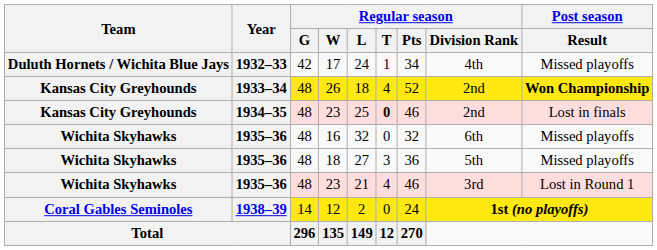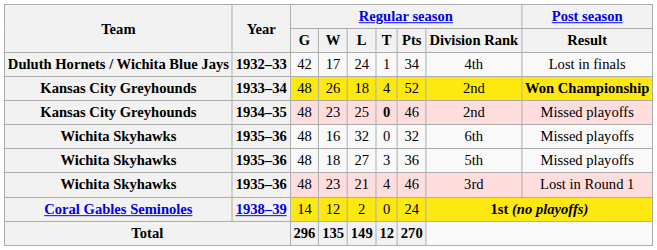(587, 64) Missed playoffs -> (587, 64) Lost in finals
(587, 112) Lost in finals -> (587, 112) Missed playoffs
